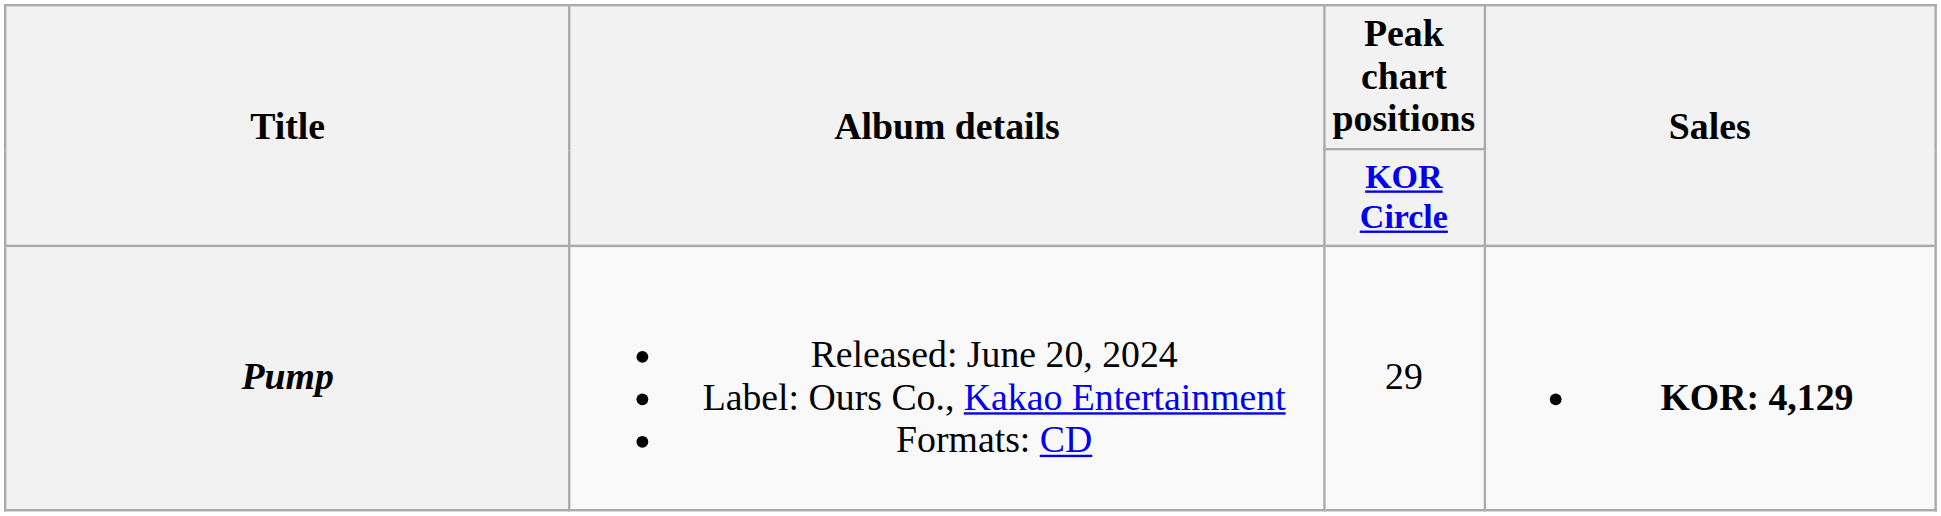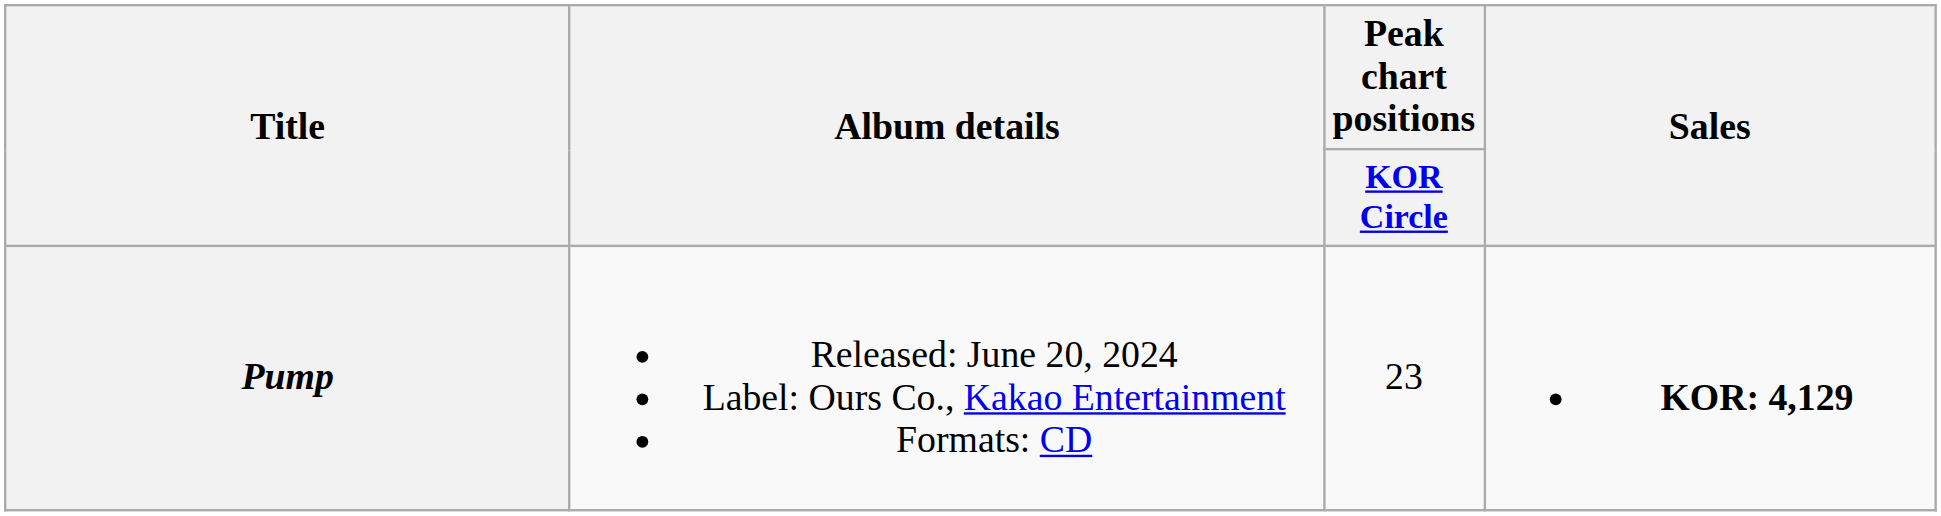(1404, 376) 29 -> (1404, 376) 23
